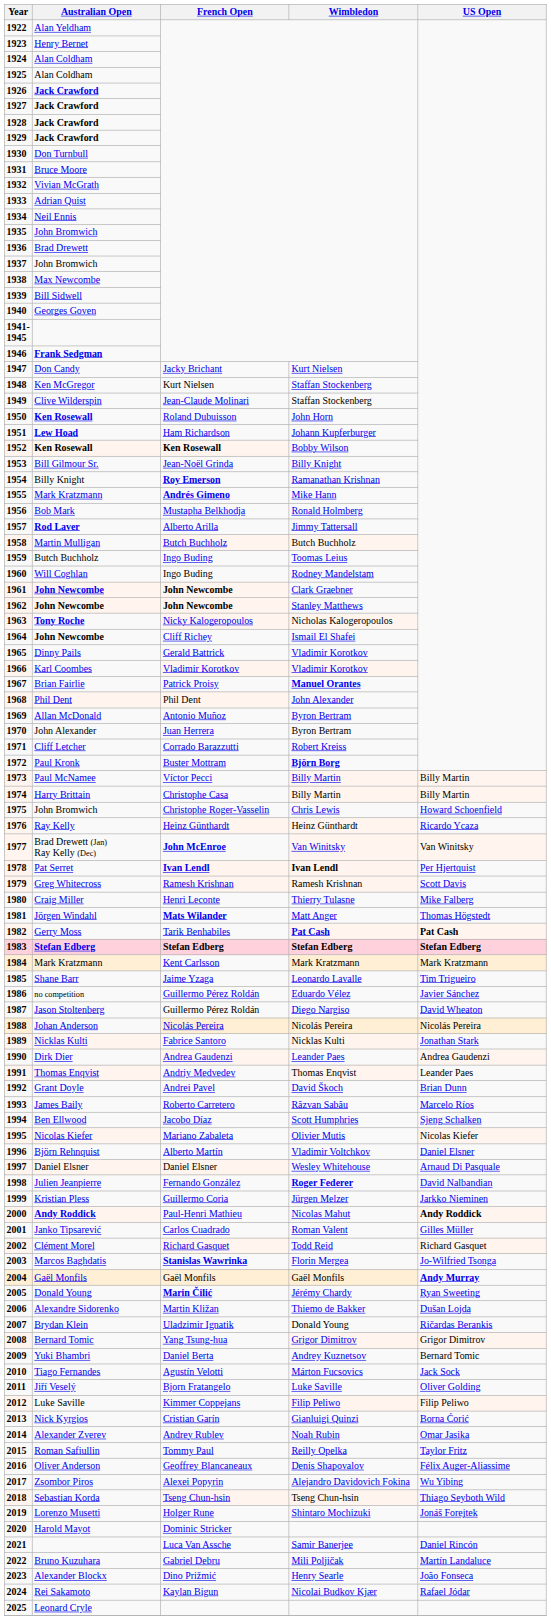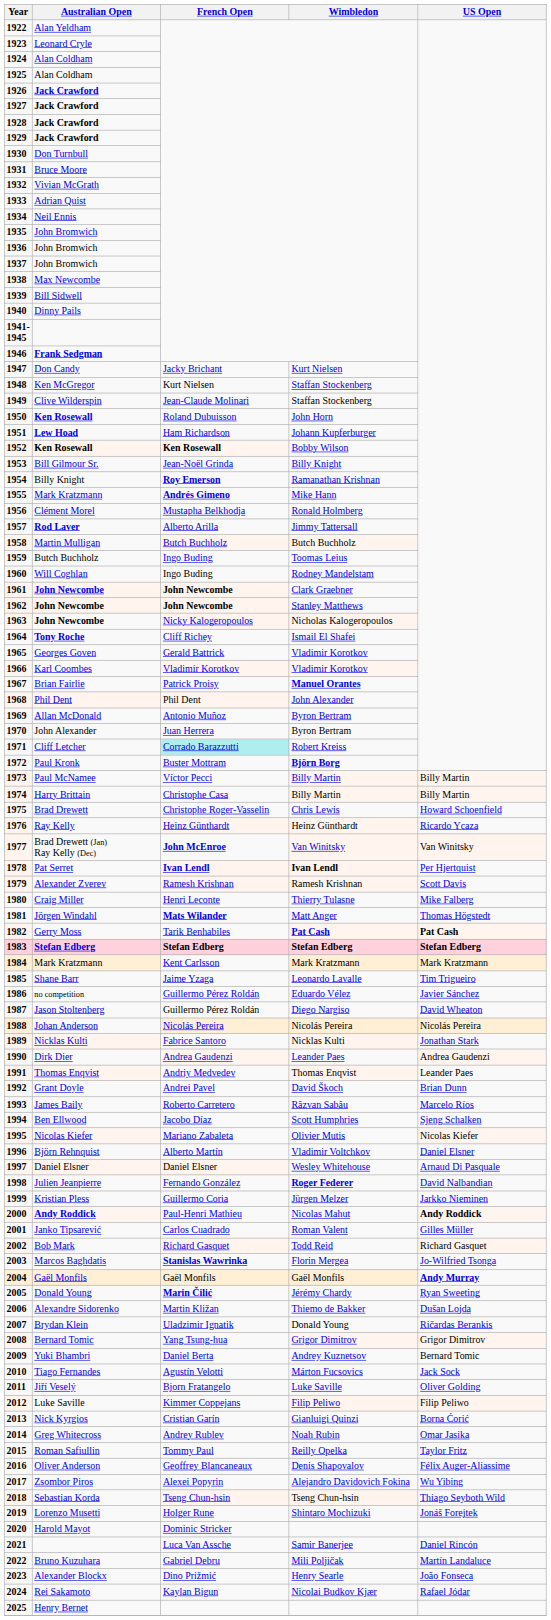(61, 43) Henry Bernet -> (63, 43) Leonard Cryle
(61, 248) Brad Drewett -> (66, 248) John Bromwich
(65, 311) Georges Goven -> (58, 311) Dinny Pails
(55, 511) Bob Mark -> (64, 511) Clément Morel
(59, 621) Tony Roche -> (69, 621) John Newcombe
(69, 637) John Newcombe -> (59, 637) Tony Roche
(58, 652) Dinny Pails -> (65, 652) Georges Goven
(201, 747) no background -> (201, 747) paleturquoise background
(66, 810) John Bromwich -> (61, 810) Brad Drewett
(68, 884) Greg Whitecross -> (70, 884) Alexander Zverev
(64, 1246) Clément Morel -> (55, 1246) Bob Mark
(70, 1434) Alexander Zverev -> (68, 1434) Greg Whitecross
(63, 1607) Leonard Cryle -> (61, 1607) Henry Bernet
